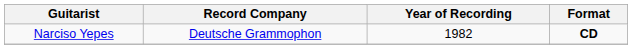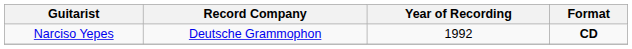(458, 34) 1982 -> (458, 34) 1992
